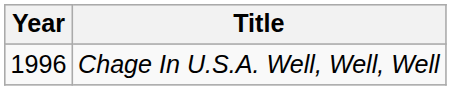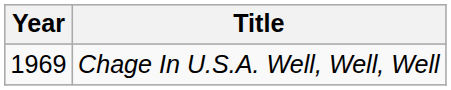(39, 64) 1996 -> (39, 64) 1969
